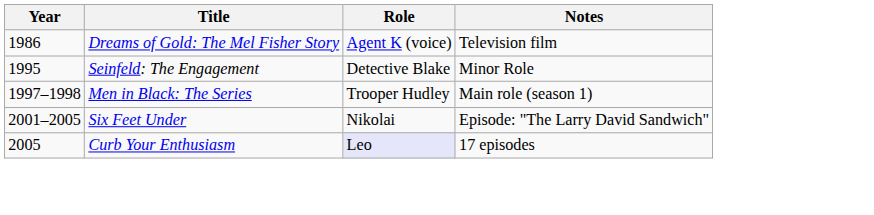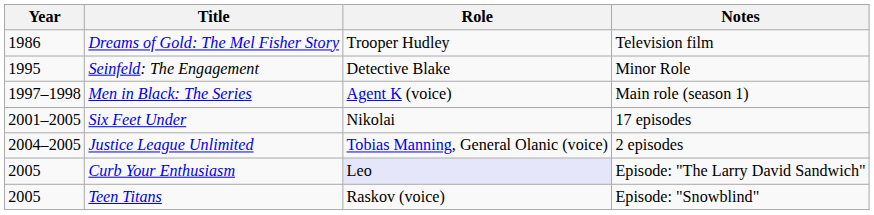(399, 42) Agent K (voice) -> (398, 42) Trooper Hudley
(398, 94) Trooper Hudley -> (399, 94) Agent K (voice)
(584, 119) Episode: "The Larry David Sandwich" -> (653, 119) 17 episodes
+ row: (171, 145)
(497, 145) 17 episodes -> (741, 171) Episode: "The Larry David Sandwich"
+ row: (125, 196)
